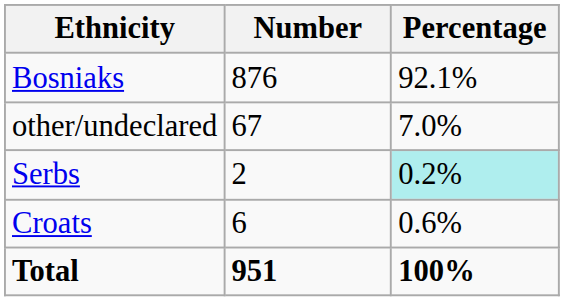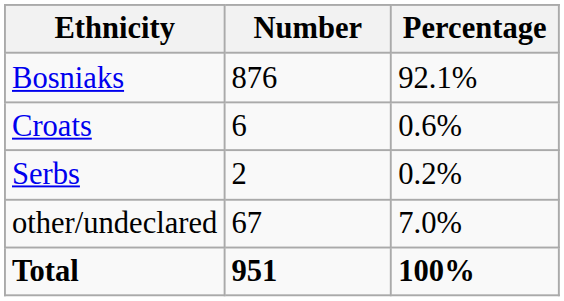rows swapped: (52, 222) <-> (115, 125)
(430, 174) paleturquoise background -> (430, 174) no background
